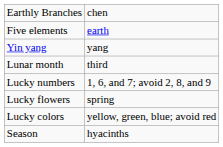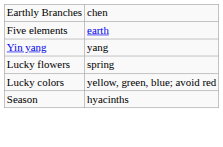- row: (35, 64)
- row: (41, 82)
